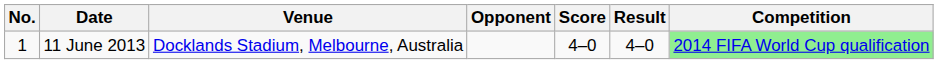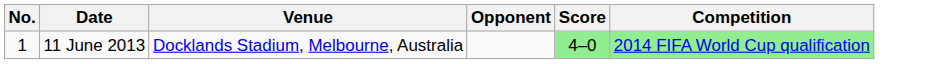- column: (640, 17)
(582, 44) no background -> (582, 44) lightgreen background
